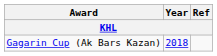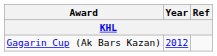(177, 43) 2018 -> (177, 43) 2012
